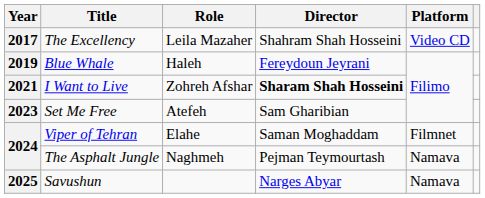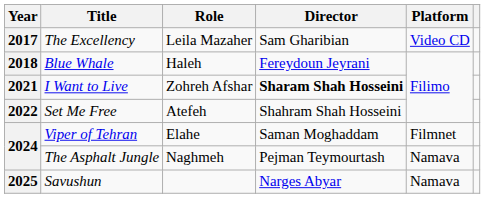(330, 39) Shahram Shah Hosseini -> (304, 39) Sam Gharibian
(23, 63) 2019 -> (23, 63) 2018
(23, 110) 2023 -> (23, 110) 2022
(304, 110) Sam Gharibian -> (330, 110) Shahram Shah Hosseini
